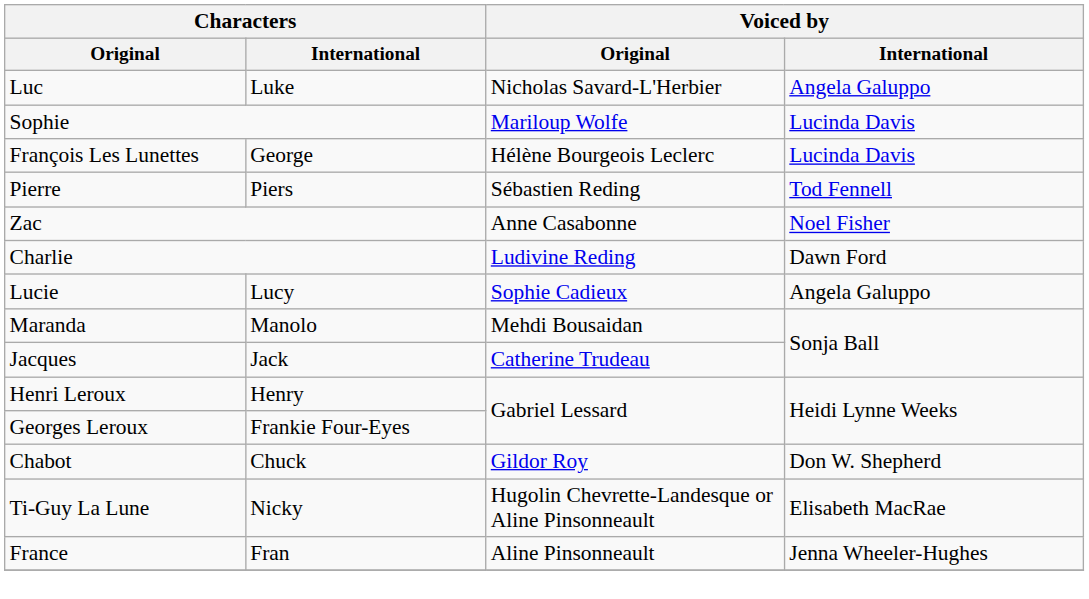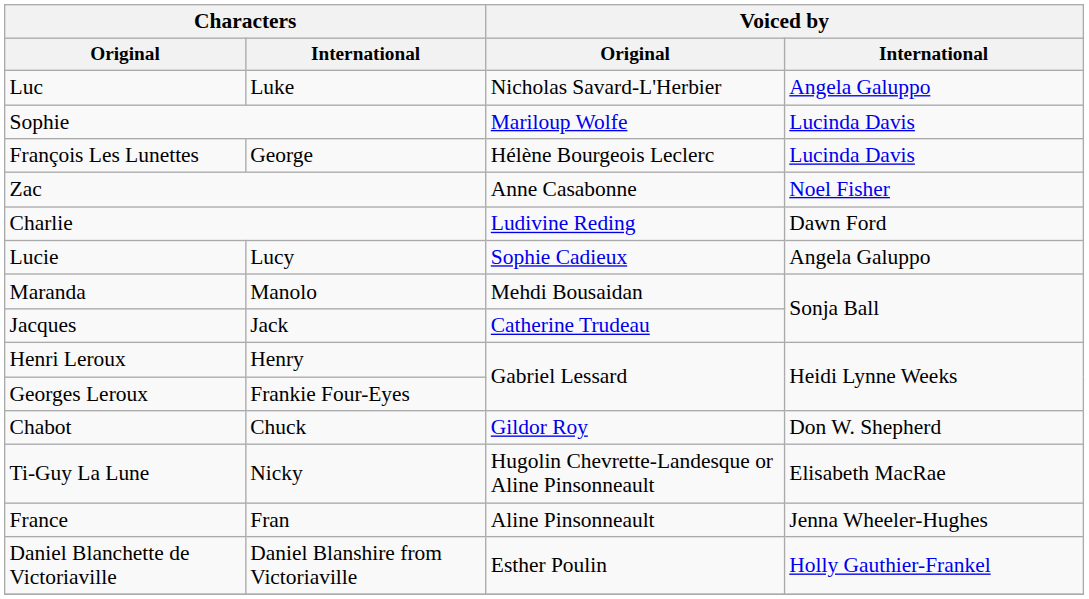- row: (35, 189)
+ row: (100, 565)
